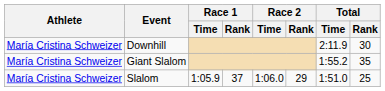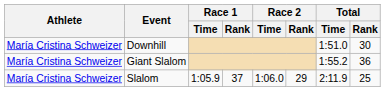(333, 46) 2:11.9 -> (333, 46) 1:51.0
(365, 62) 35 -> (365, 62) 36
(333, 78) 1:51.0 -> (333, 78) 2:11.9
